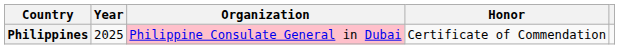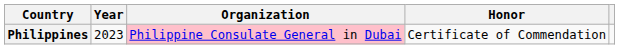(109, 34) 2025 -> (109, 34) 2023
